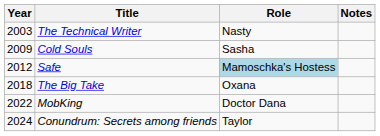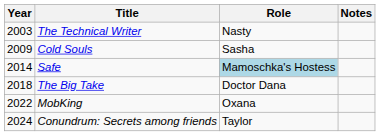(20, 67) 2012 -> (20, 67) 2014
(239, 85) Oxana -> (254, 85) Doctor Dana
(254, 103) Doctor Dana -> (239, 103) Oxana
